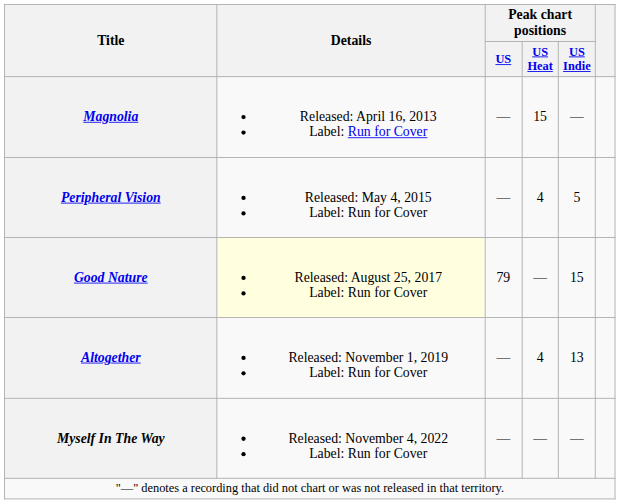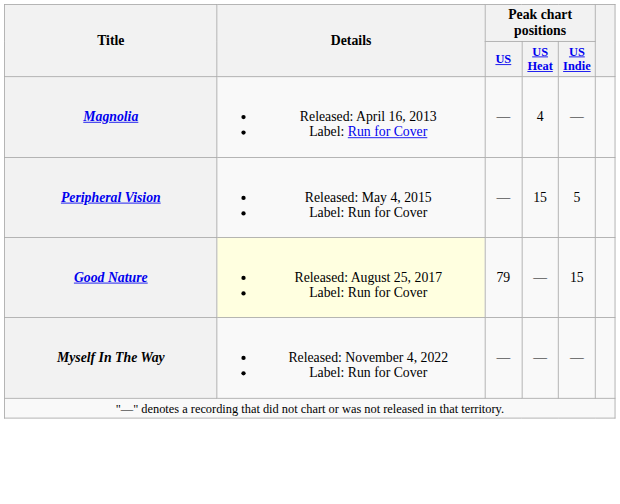(540, 116) 15 -> (540, 116) 4
(540, 197) 4 -> (540, 197) 15
- row: (111, 357)
